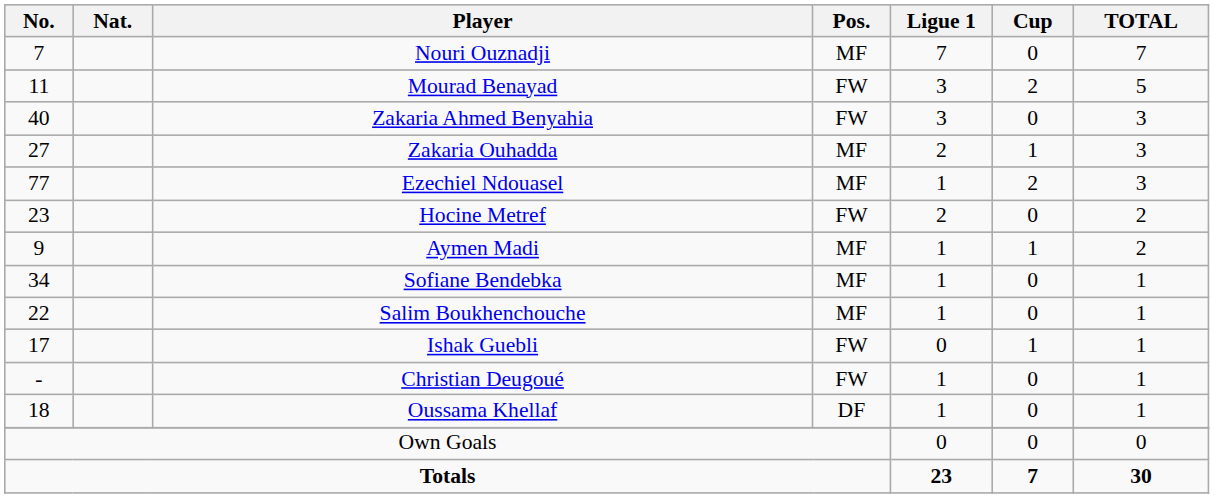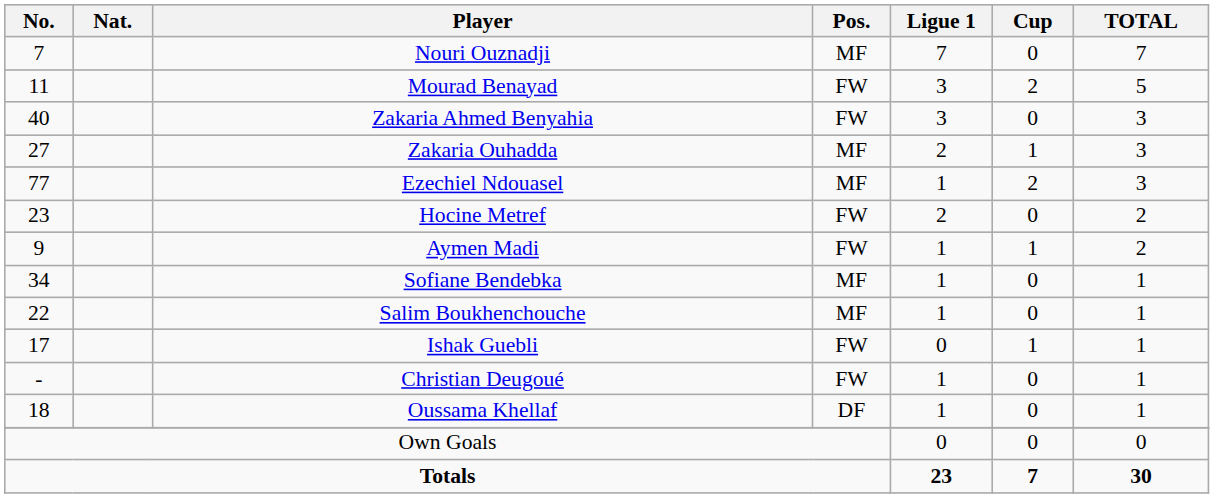(851, 247) MF -> (851, 247) FW
